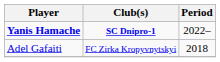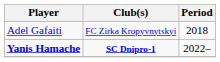rows swapped: (34, 48) <-> (44, 30)
